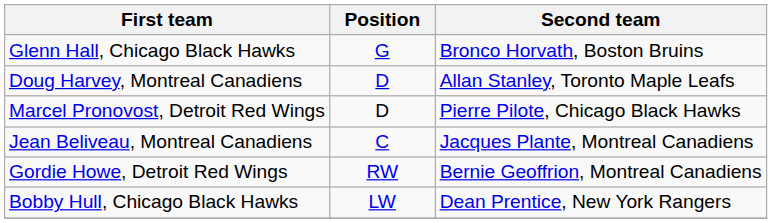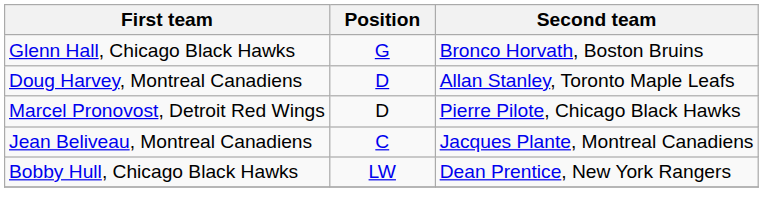- row: (148, 171)
